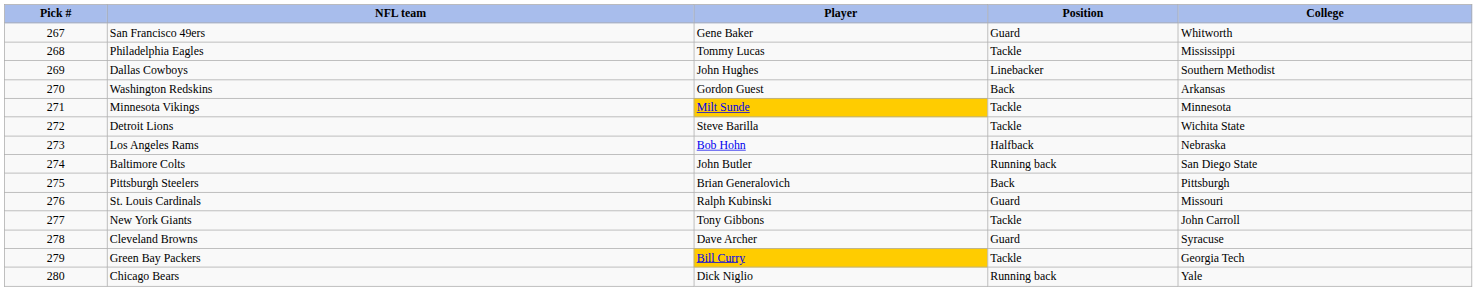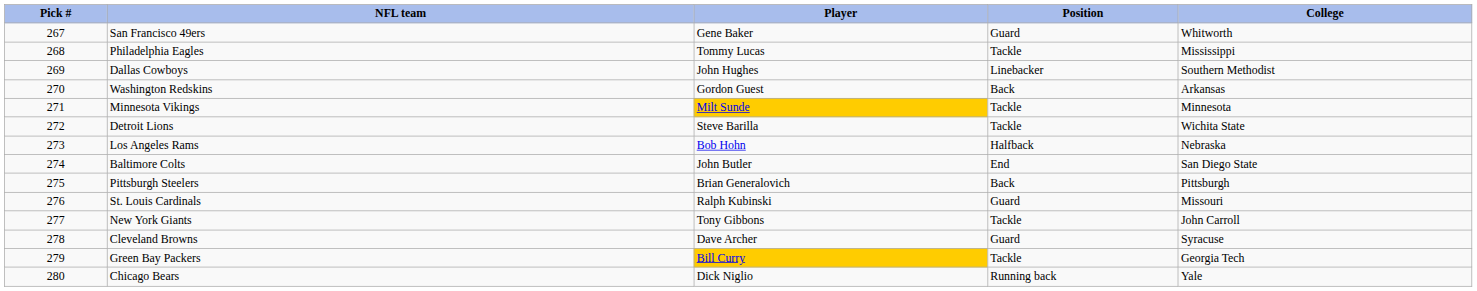(1023, 164) Running back -> (1000, 164) End
